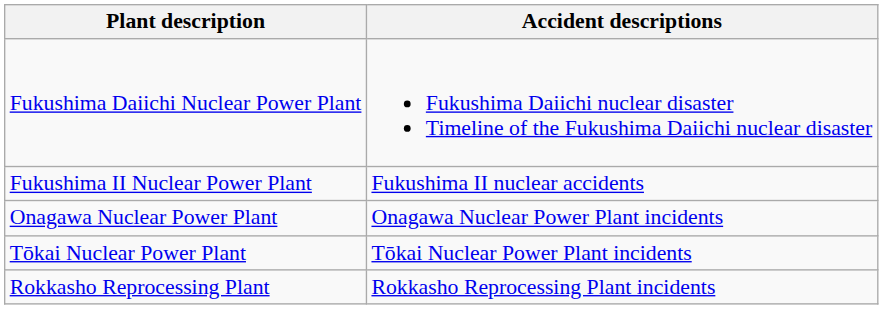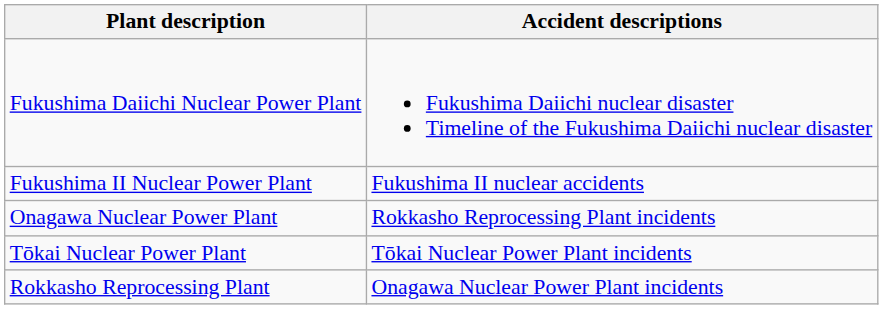(547, 217) Onagawa Nuclear Power Plant incidents -> (543, 217) Rokkasho Reprocessing Plant incidents
(543, 286) Rokkasho Reprocessing Plant incidents -> (547, 286) Onagawa Nuclear Power Plant incidents
